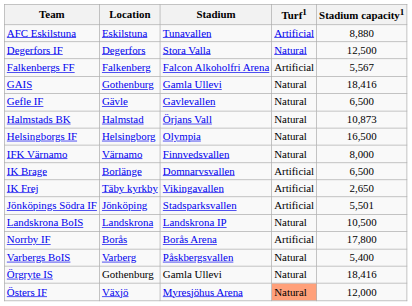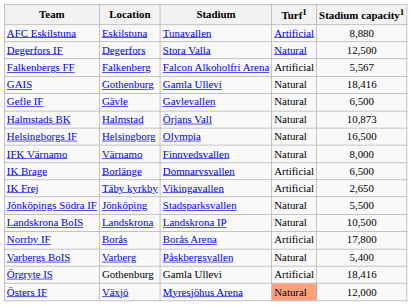(294, 205) Artificial -> (291, 205) Natural
(362, 205) 5,501 -> (362, 205) 5,500
(291, 274) Natural -> (294, 274) Artificial
